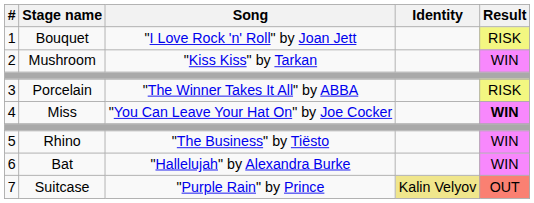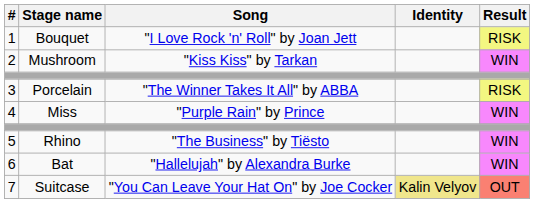(250, 112) "You Can Leave Your Hat On" by Joe Cocker -> (250, 112) "Purple Rain" by Prince
(505, 112) bold -> (505, 112) normal
(250, 187) "Purple Rain" by Prince -> (250, 187) "You Can Leave Your Hat On" by Joe Cocker
